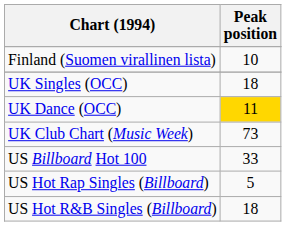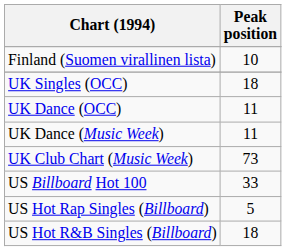(250, 109) gold background -> (250, 109) no background
+ row: (86, 134)
